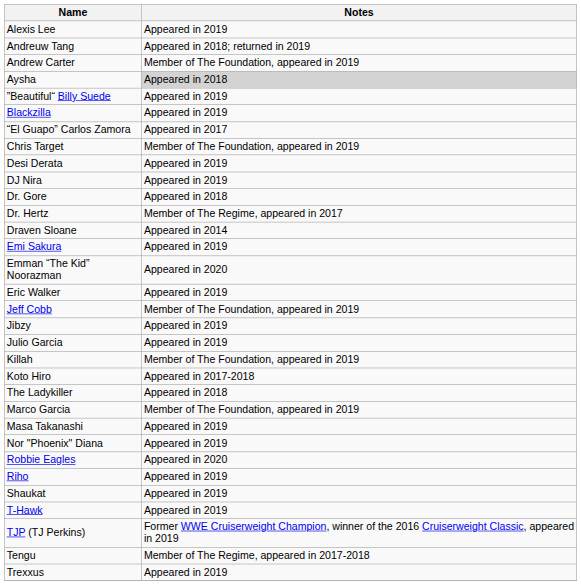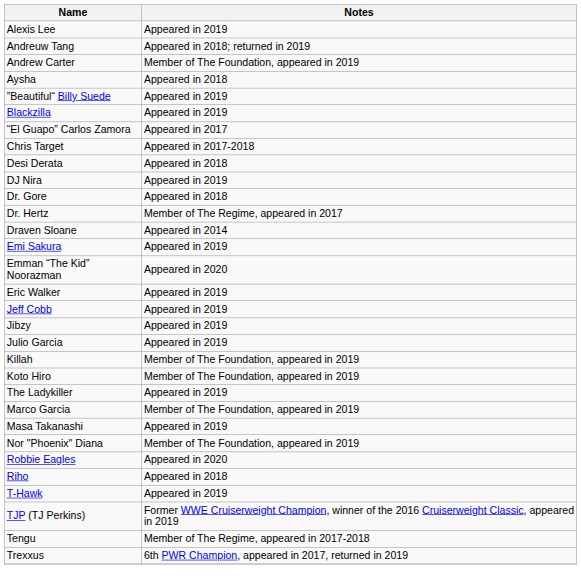(186, 79) lightgrey background -> (186, 79) no background
(252, 146) Member of The Foundation, appeared in 2019 -> (199, 146) Appeared in 2017-2018
(186, 163) Appeared in 2019 -> (186, 163) Appeared in 2018
(252, 309) Member of The Foundation, appeared in 2019 -> (186, 309) Appeared in 2019
(199, 376) Appeared in 2017-2018 -> (252, 376) Member of The Foundation, appeared in 2019
(186, 393) Appeared in 2018 -> (186, 393) Appeared in 2019
(186, 443) Appeared in 2019 -> (252, 443) Member of The Foundation, appeared in 2019
(186, 476) Appeared in 2019 -> (186, 476) Appeared in 2018
- row: (26, 493)
(186, 572) Appeared in 2019 -> (276, 555) 6th PWR Champion, appeared in 2017, returned in 2019
